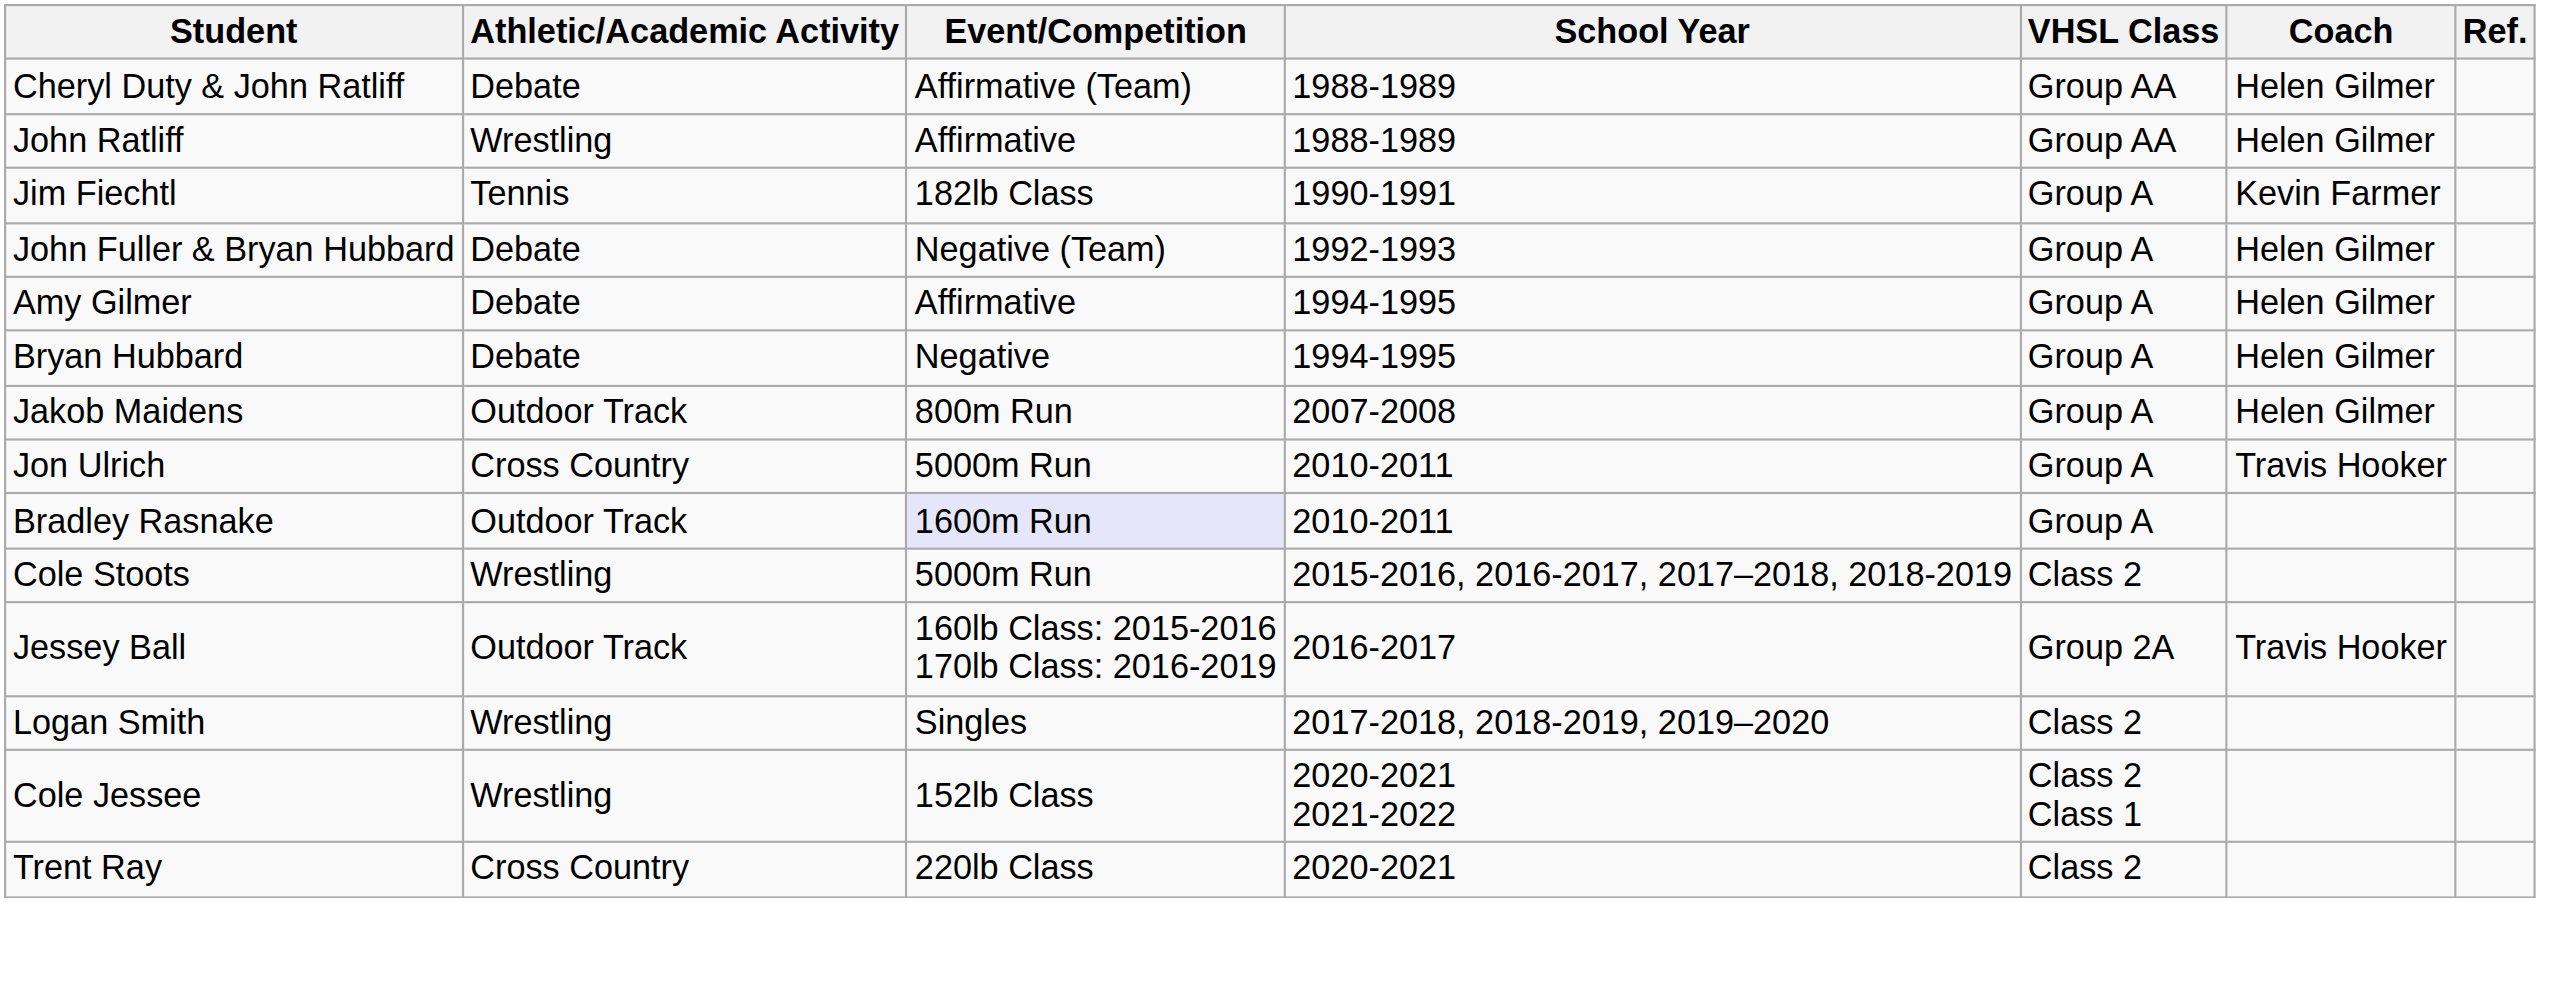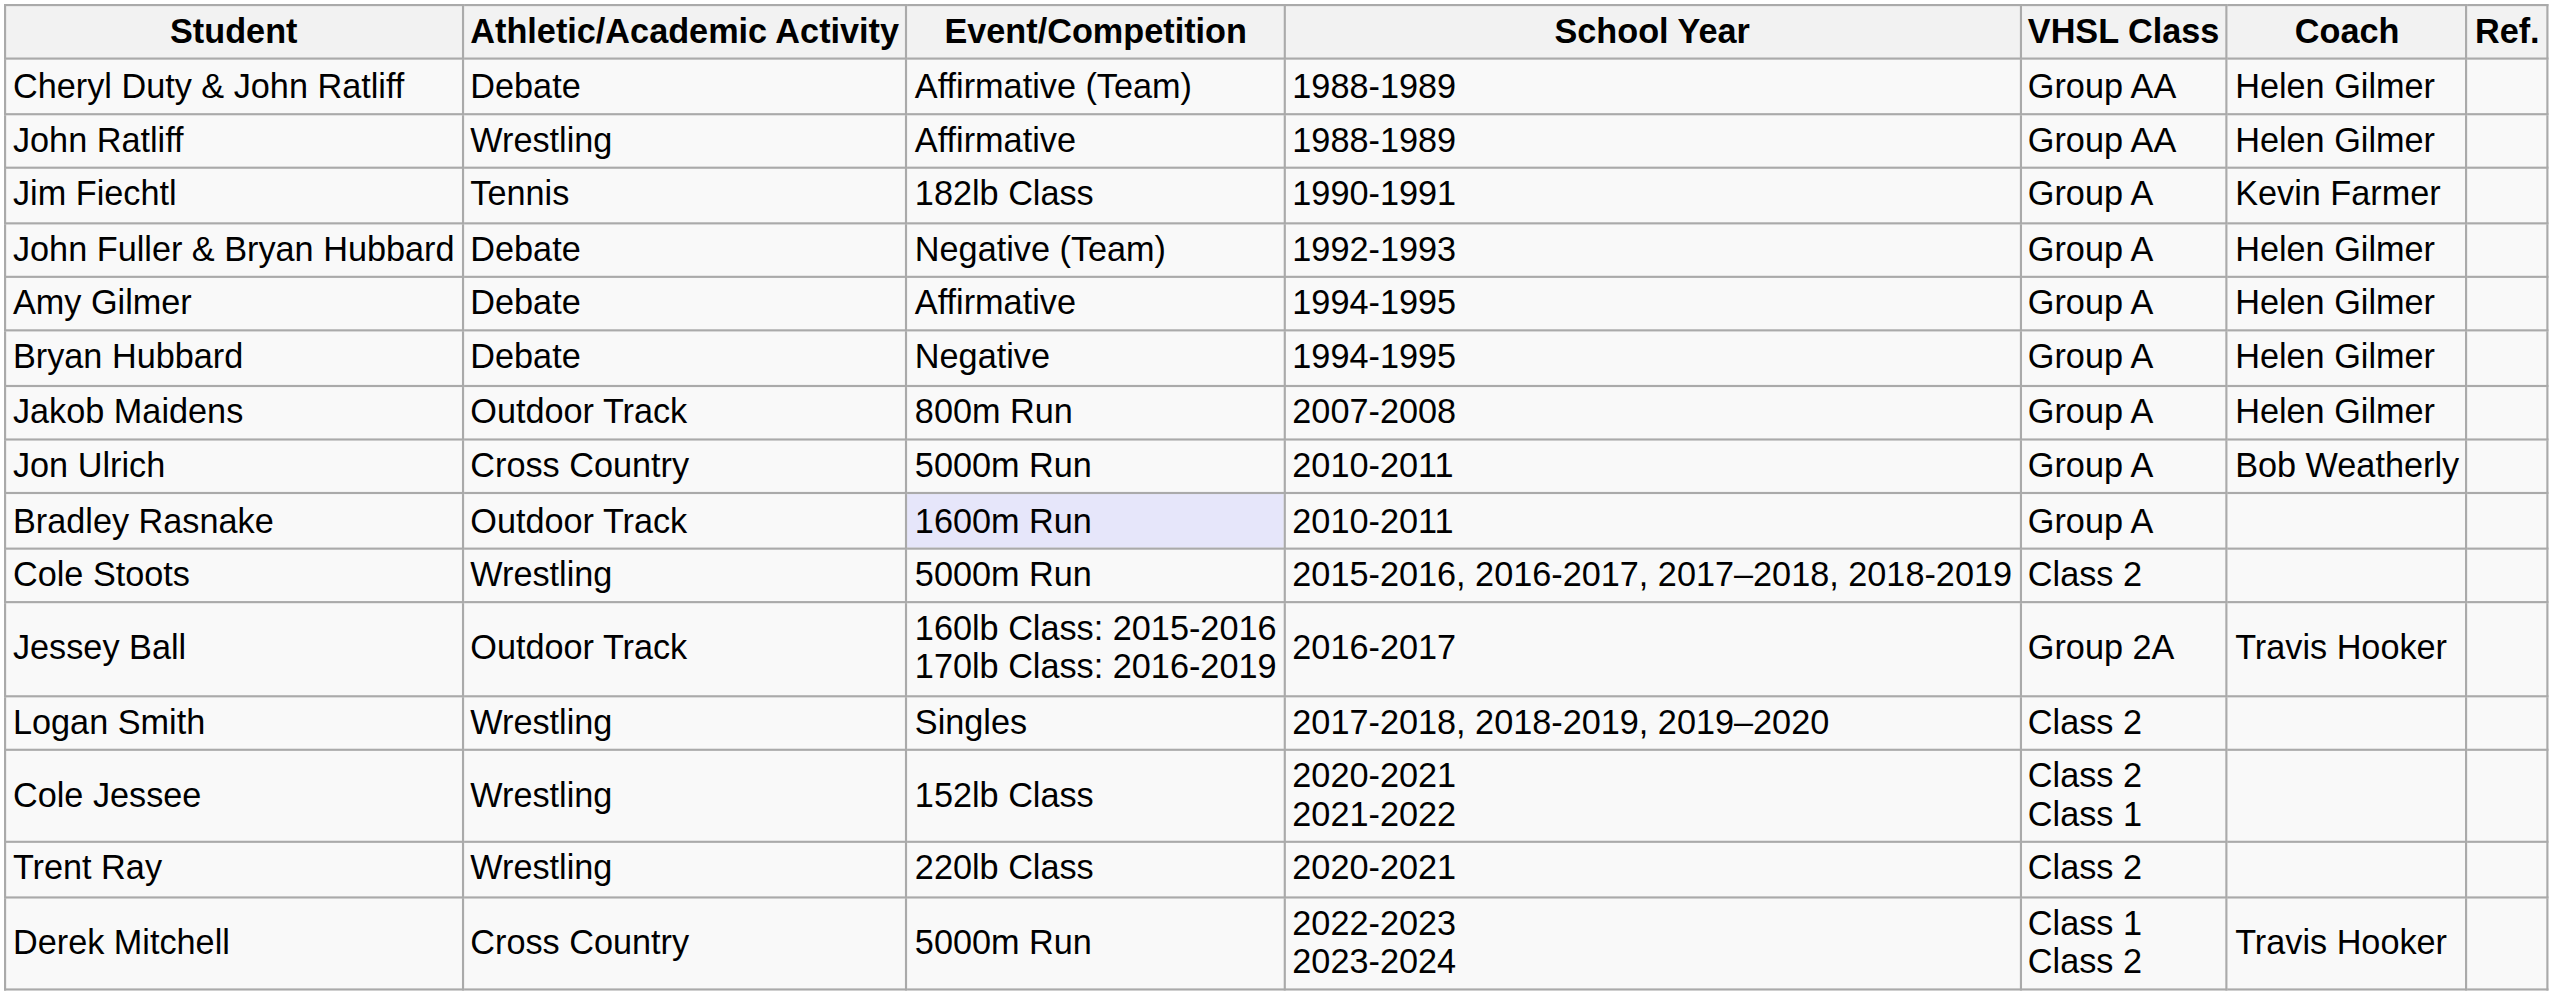(2341, 466) Travis Hooker -> (2347, 466) Bob Weatherly
(580, 868) Cross Country -> (541, 868) Wrestling
+ row: (121, 942)
